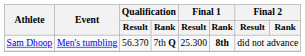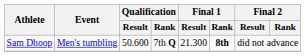(135, 43) 56.370 -> (135, 43) 50.600
(194, 43) 25.300 -> (194, 43) 21.300
